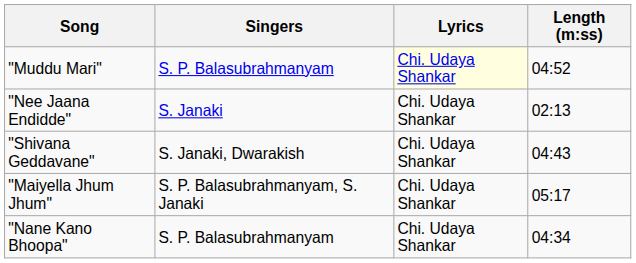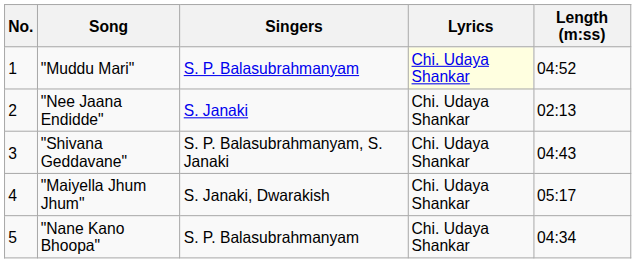+ column: (21, 26)
(231, 153) S. Janaki, Dwarakish -> (283, 153) S. P. Balasubrahmanyam, S. Janaki
(258, 195) S. P. Balasubrahmanyam, S. Janaki -> (257, 195) S. Janaki, Dwarakish
